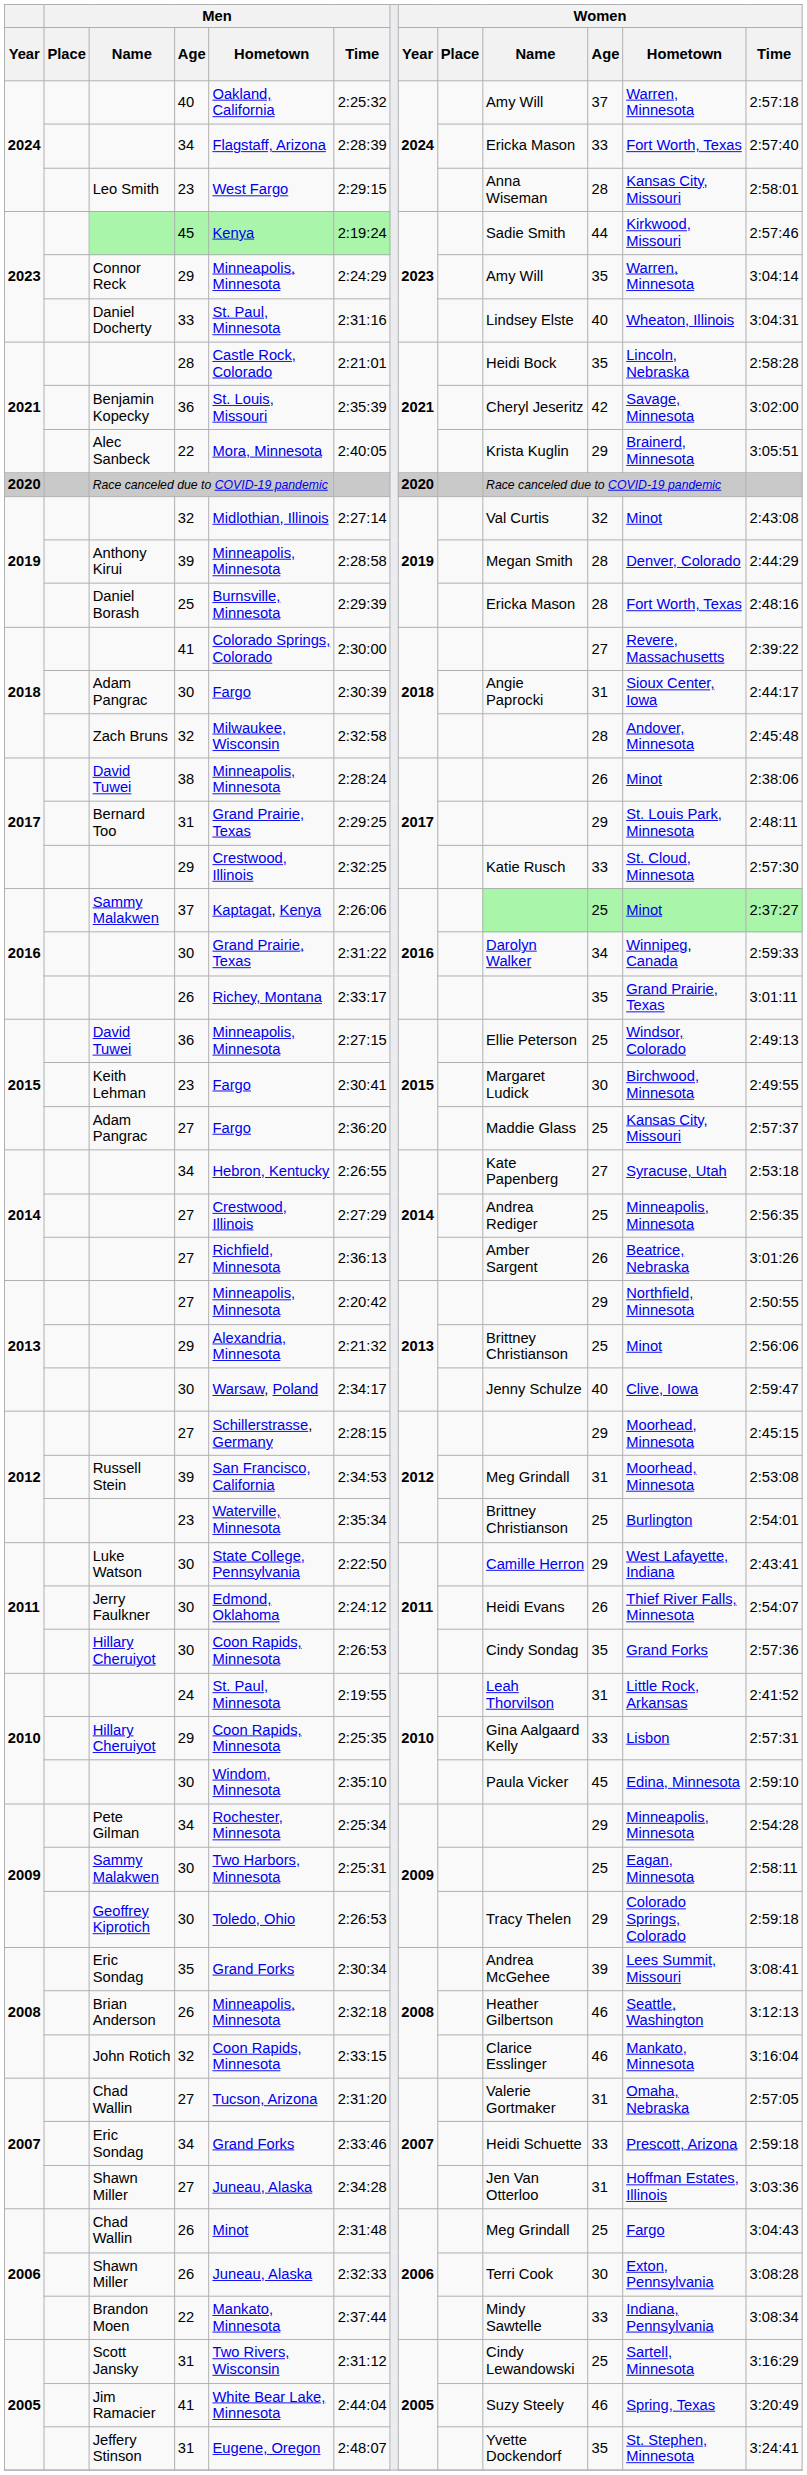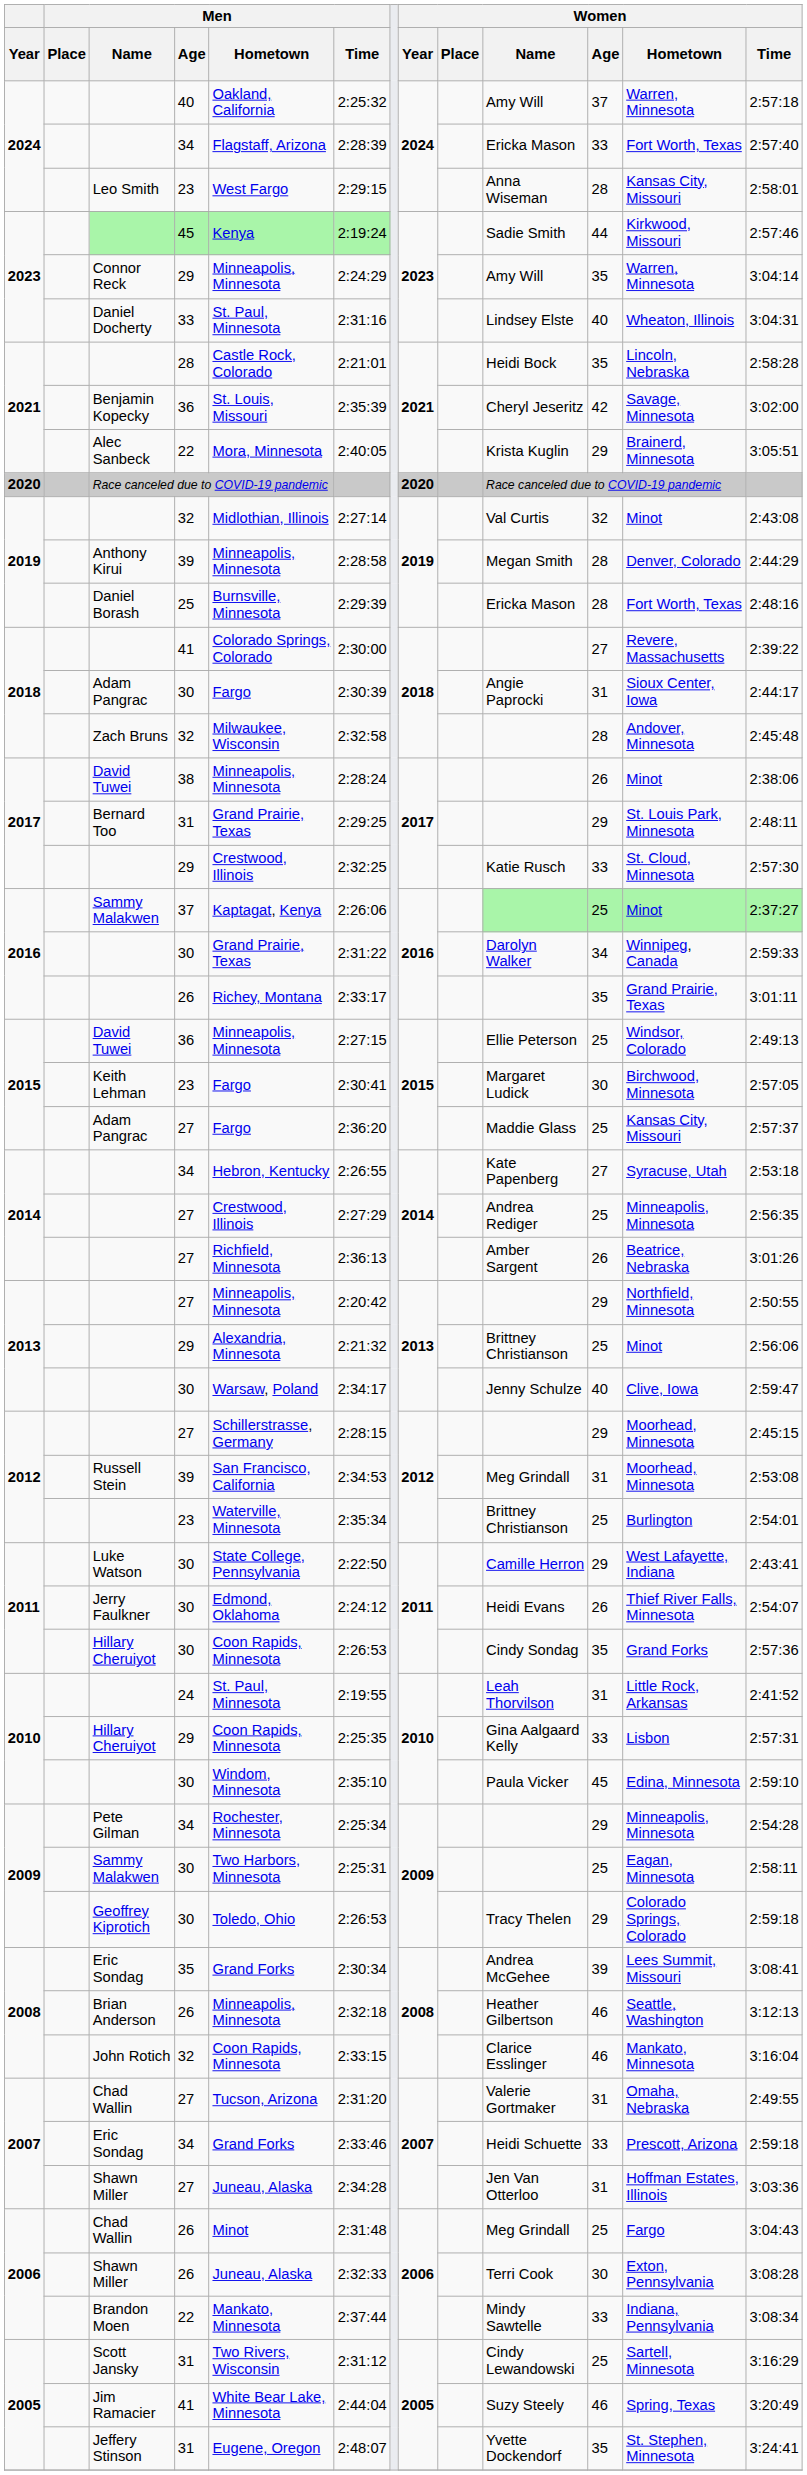(774, 1084) 2:49:55 -> (774, 1084) 2:57:05
(774, 2099) 2:57:05 -> (774, 2099) 2:49:55
